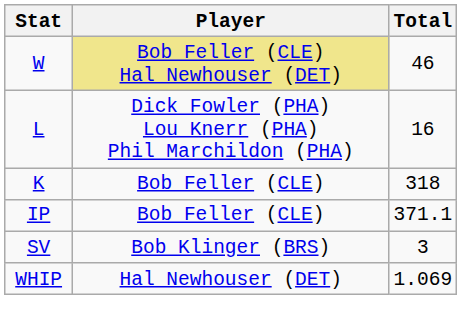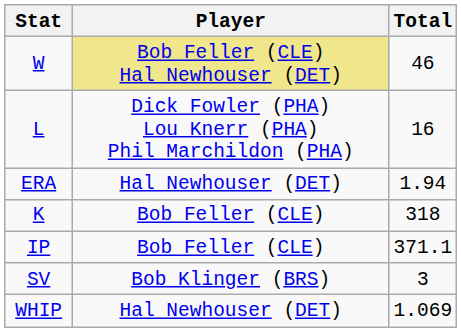+ row: (39, 183)
